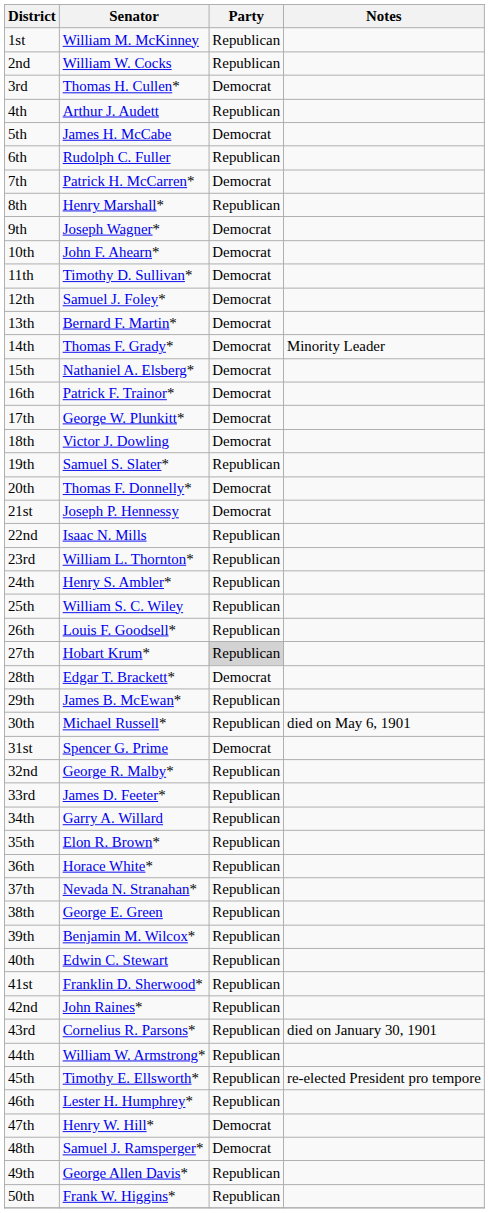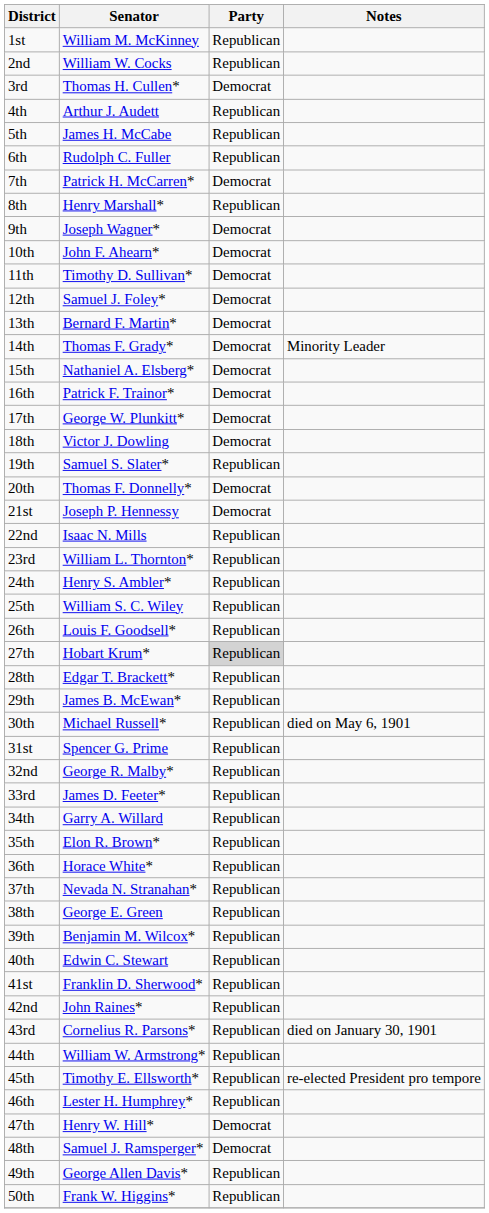(242, 134) Democrat -> (246, 134) Republican
(242, 677) Democrat -> (246, 677) Republican
(242, 747) Democrat -> (246, 747) Republican
